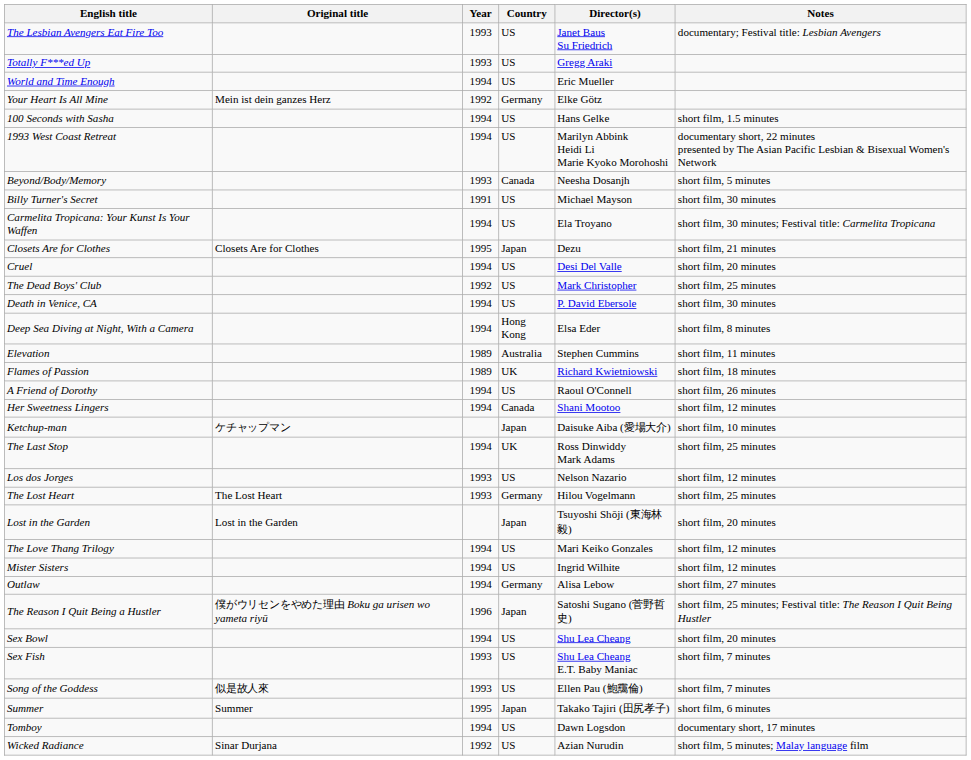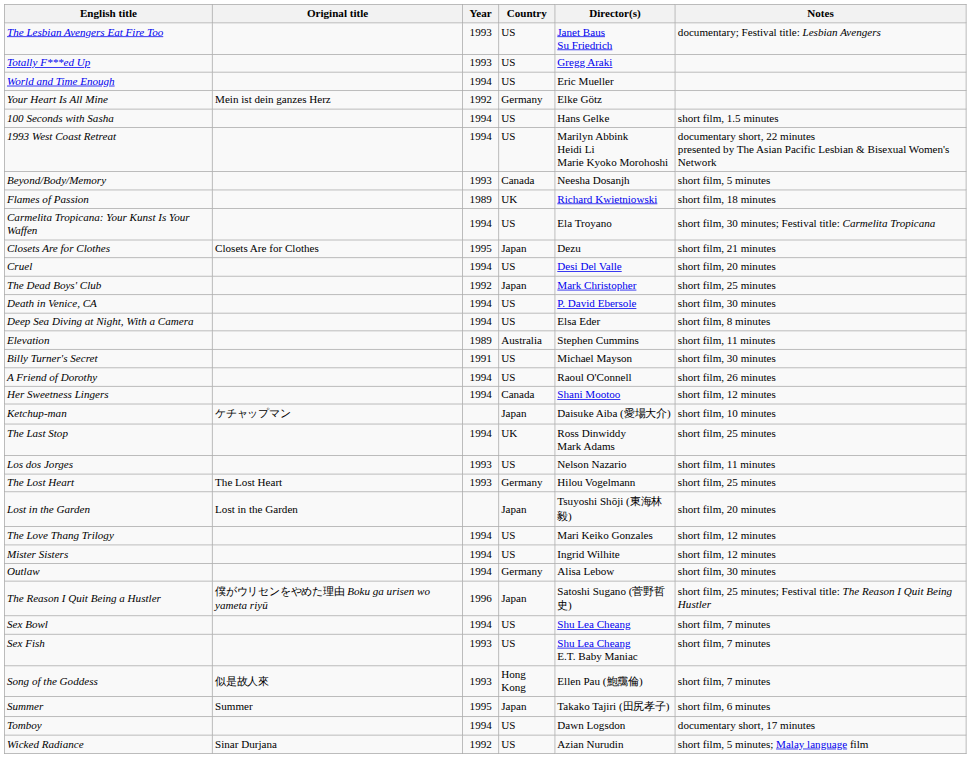rows swapped: (52, 199) <-> (48, 372)
(508, 285) US -> (514, 285) Japan
(514, 328) Hong Kong -> (508, 322) US
(727, 478) short film, 12 minutes -> (727, 465) short film, 11 minutes
(727, 585) short film, 27 minutes -> (727, 572) short film, 30 minutes
(727, 638) short film, 20 minutes -> (724, 625) short film, 7 minutes
(508, 688) US -> (514, 681) Hong Kong
